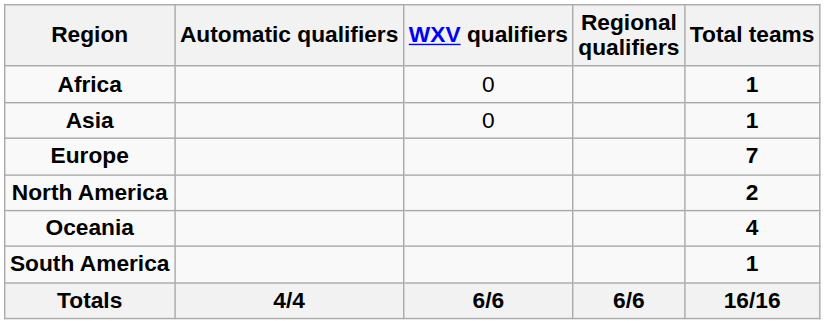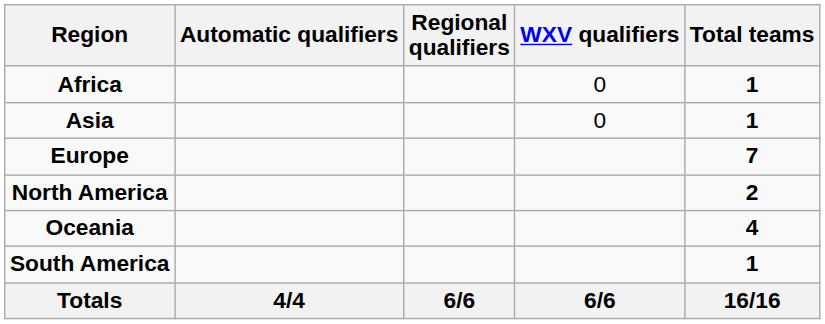columns swapped: (629, 35) <-> (488, 35)
